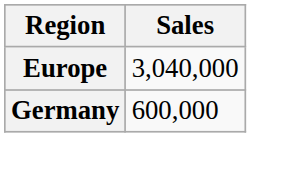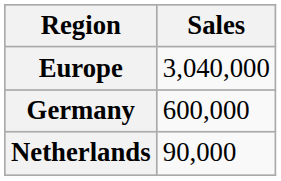+ row: (81, 152)
